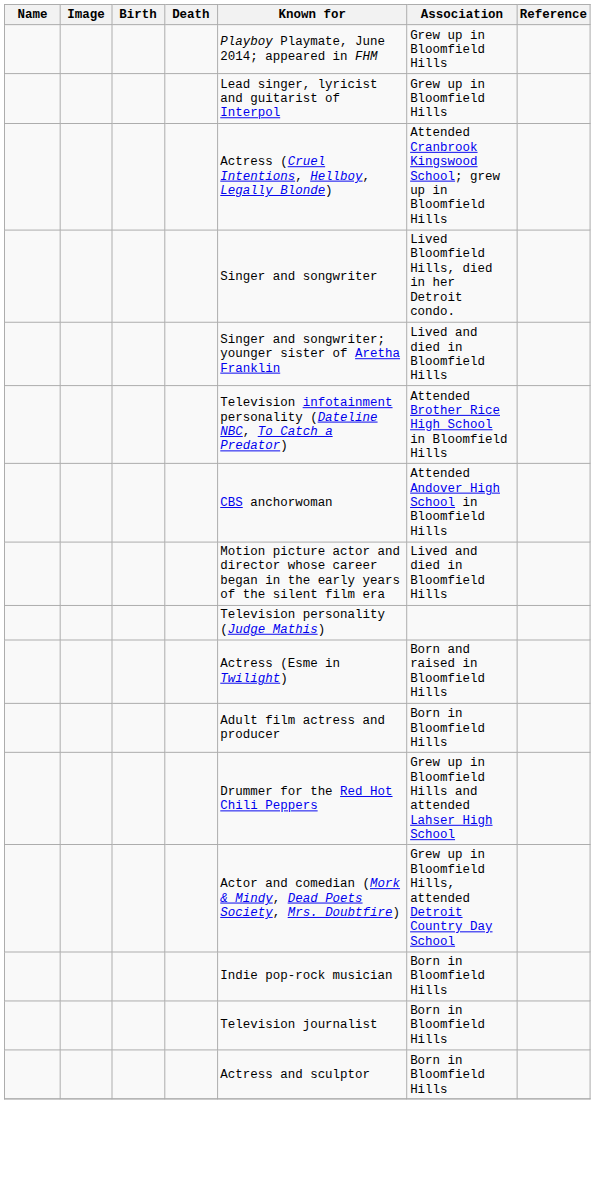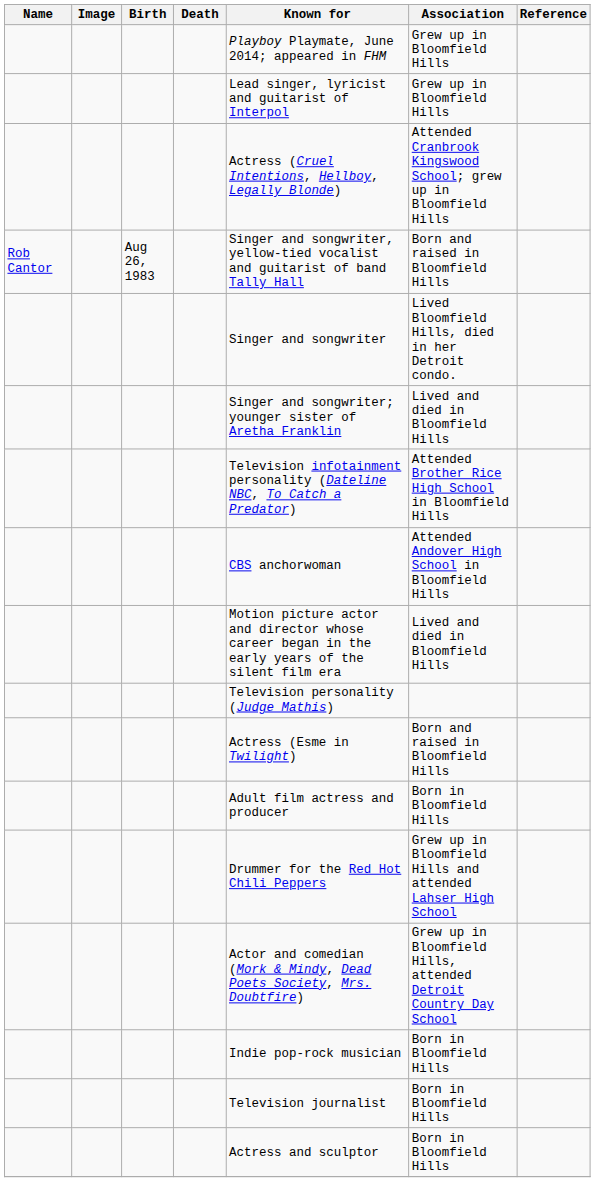+ row: (30, 262)
